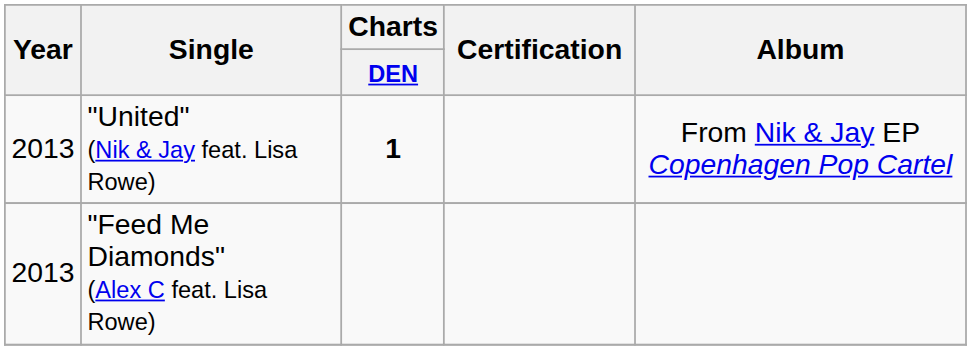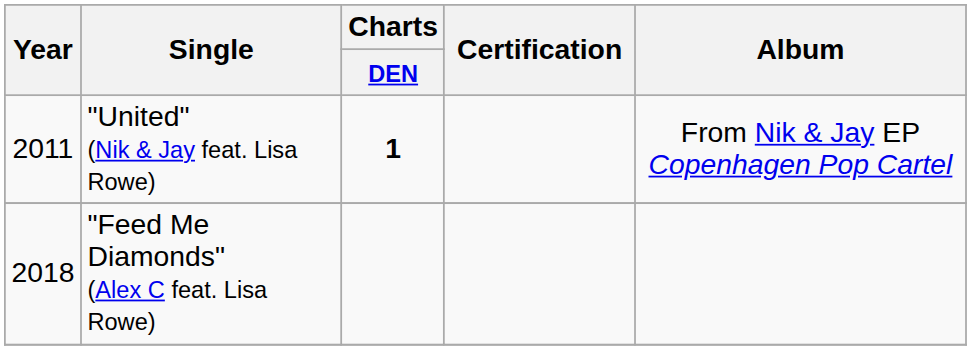(43, 148) 2013 -> (43, 148) 2011
(43, 273) 2013 -> (43, 273) 2018
